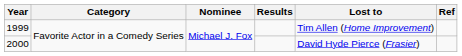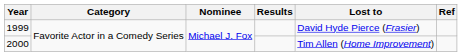(366, 28) Tim Allen (Home Improvement) -> (358, 28) David Hyde Pierce (Frasier)
(358, 43) David Hyde Pierce (Frasier) -> (366, 43) Tim Allen (Home Improvement)
